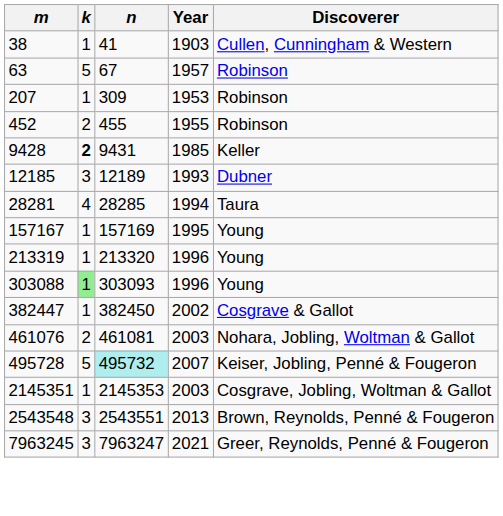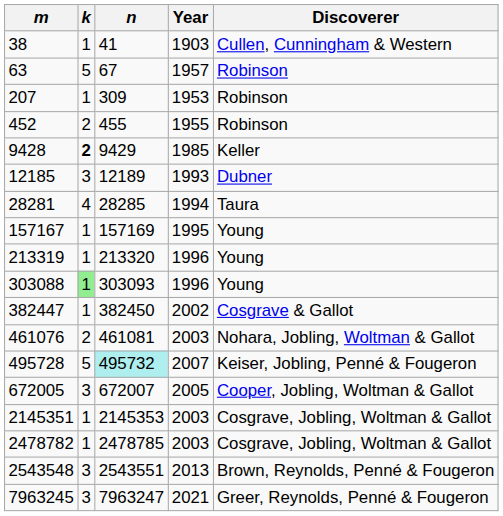(117, 151) 9431 -> (117, 151) 9429
+ row: (36, 390)
+ row: (41, 444)
